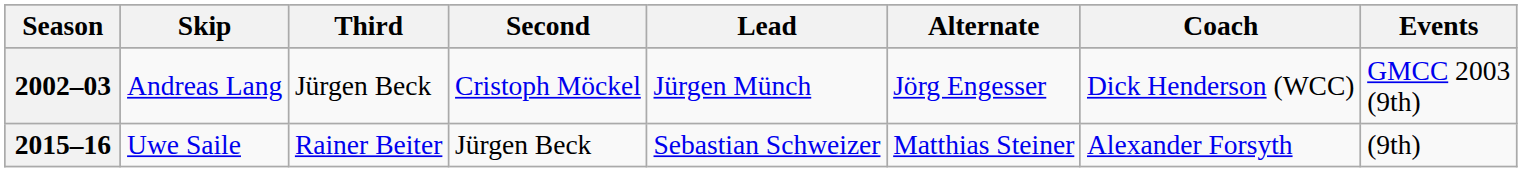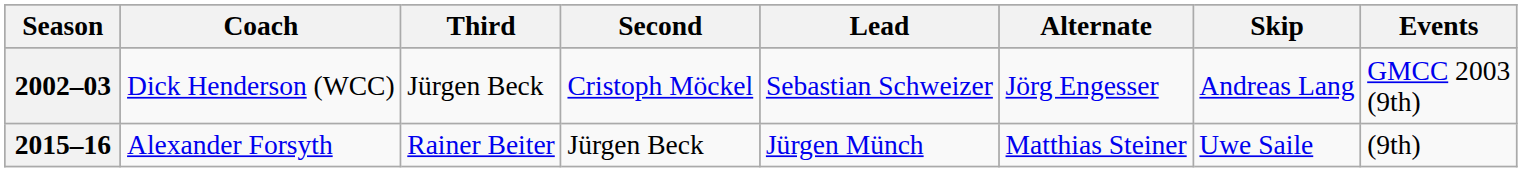columns swapped: (205, 26) <-> (1221, 26)
(732, 85) Jürgen Münch -> (879, 85) Sebastian Schweizer
(767, 144) Sebastian Schweizer -> (845, 144) Jürgen Münch
